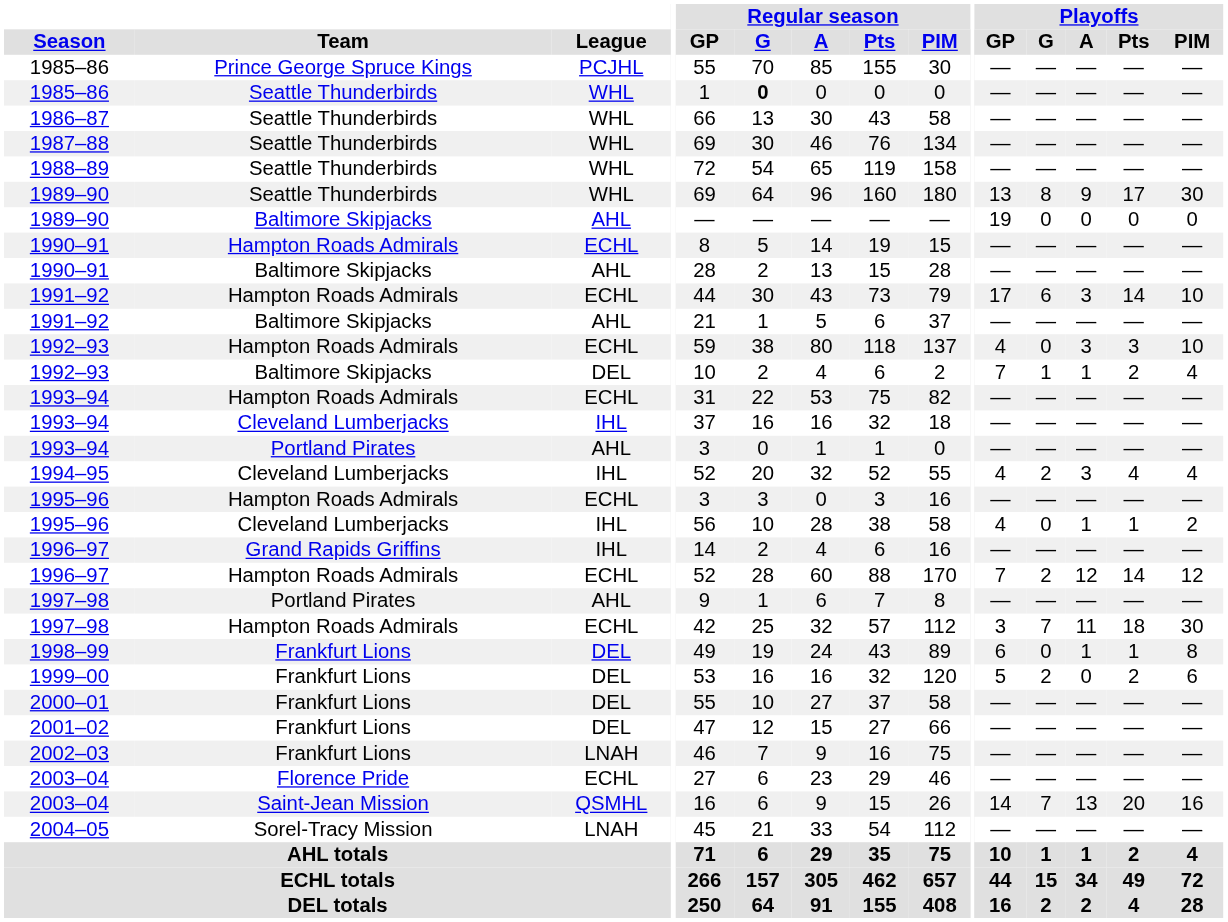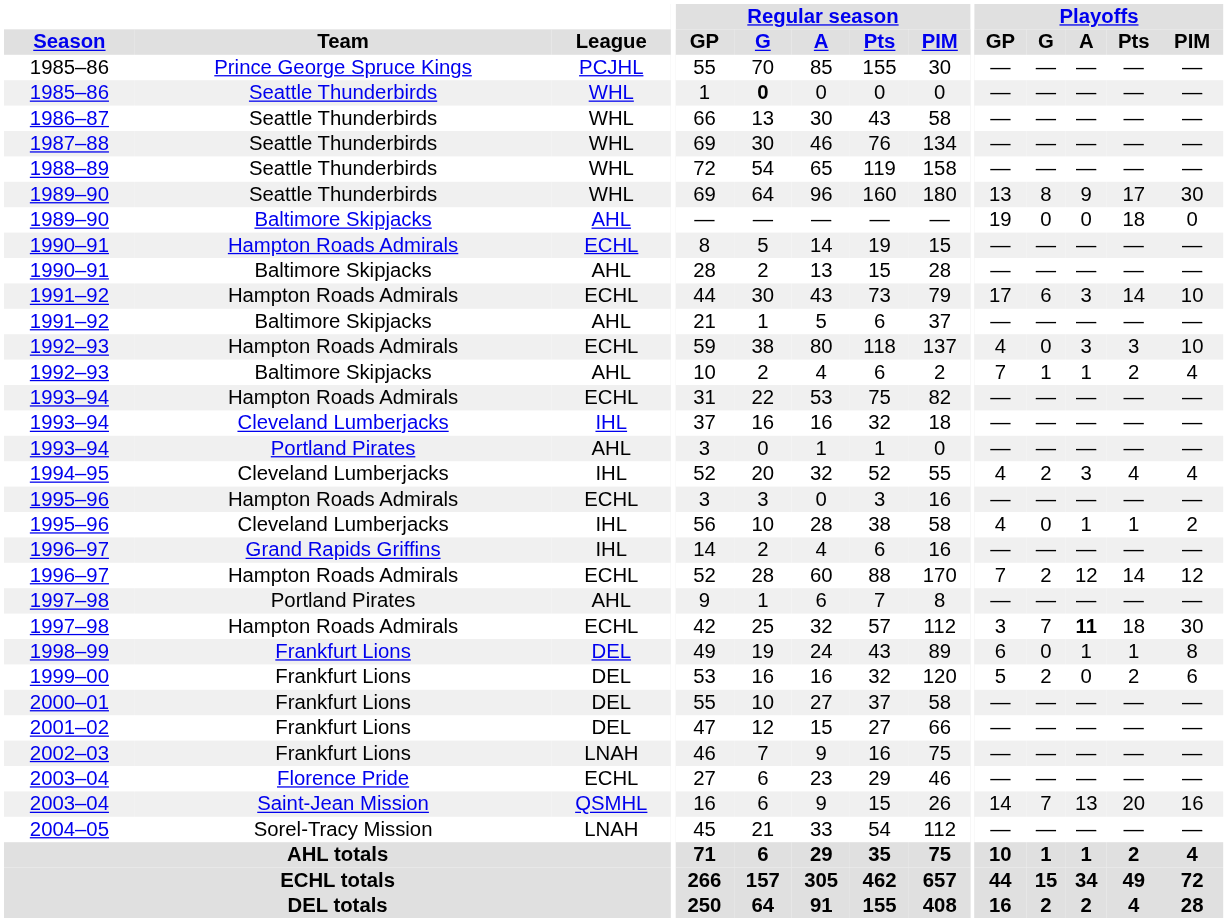(1134, 219) 0 -> (1134, 219) 18
(611, 372) DEL -> (611, 372) AHL
(1086, 626) normal -> (1086, 626) bold
